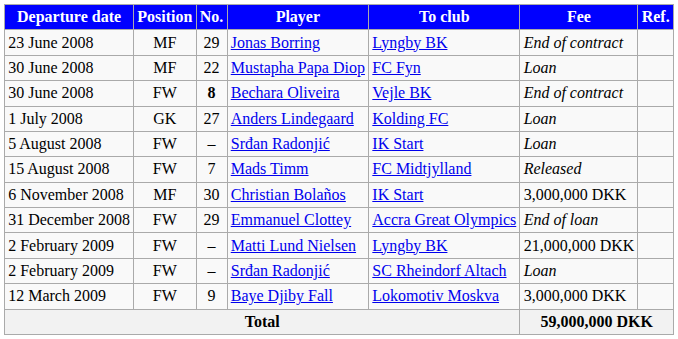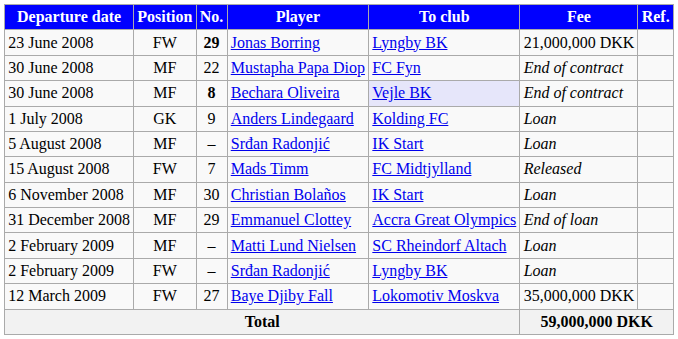(165, 42) MF -> (165, 42) FW
(212, 42) normal -> (212, 42) bold
(573, 42) End of contract -> (579, 42) 21,000,000 DKK
(540, 67) Loan -> (573, 67) End of contract
(165, 93) FW -> (165, 93) MF
(402, 93) no background -> (402, 93) lavender background
(212, 118) 27 -> (212, 118) 9
(165, 144) FW -> (165, 144) MF
(575, 194) 3,000,000 DKK -> (540, 194) Loan
(165, 220) FW -> (165, 220) MF
(165, 245) FW -> (165, 245) MF
(410, 245) Lyngby BK -> (439, 245) SC Rheindorf Altach
(579, 245) 21,000,000 DKK -> (540, 245) Loan
(439, 270) SC Rheindorf Altach -> (410, 270) Lyngby BK
(212, 296) 9 -> (212, 296) 27
(575, 296) 3,000,000 DKK -> (579, 296) 35,000,000 DKK
